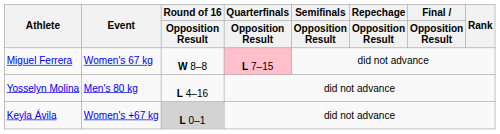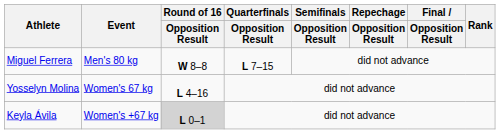(118, 61) Women's 67 kg -> (111, 61) Men's 80 kg
(258, 67) pink background -> (258, 67) no background
(111, 88) Men's 80 kg -> (118, 88) Women's 67 kg
